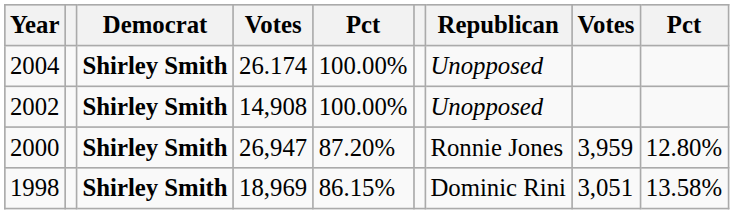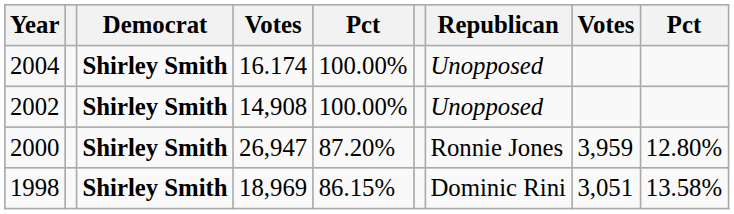(273, 65) 26.174 -> (273, 65) 16.174
